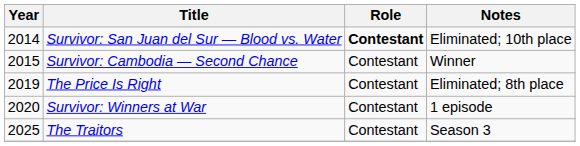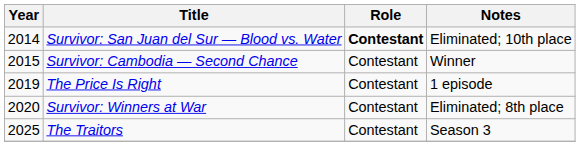(497, 84) Eliminated; 8th place -> (461, 84) 1 episode
(461, 107) 1 episode -> (497, 107) Eliminated; 8th place
